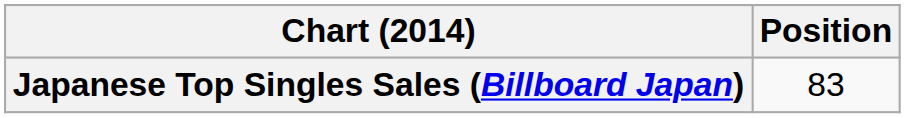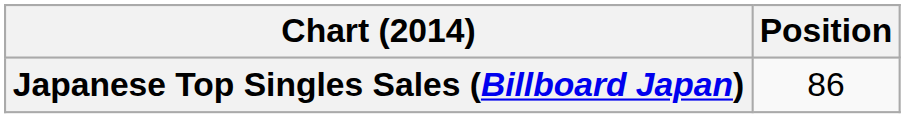(826, 84) 83 -> (826, 84) 86
